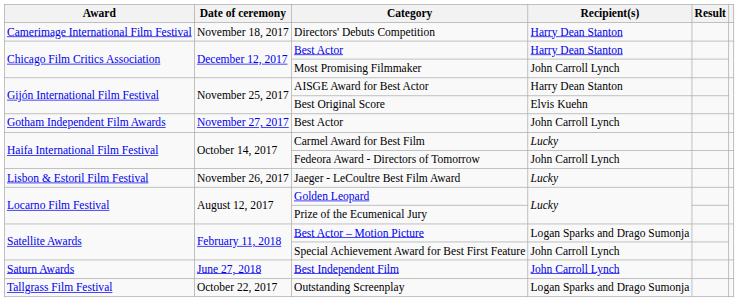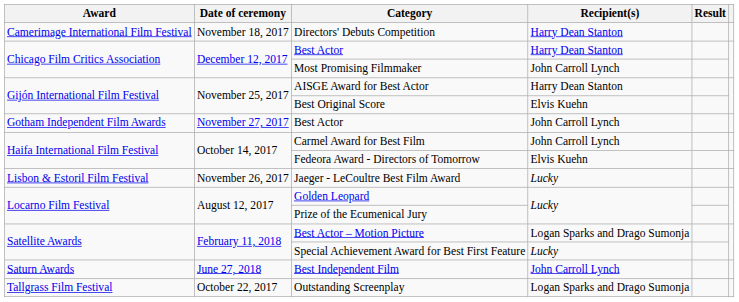(544, 141) Lucky -> (575, 141) John Carroll Lynch
(575, 159) John Carroll Lynch -> (559, 159) Elvis Kuehn
(575, 251) John Carroll Lynch -> (544, 251) Lucky
